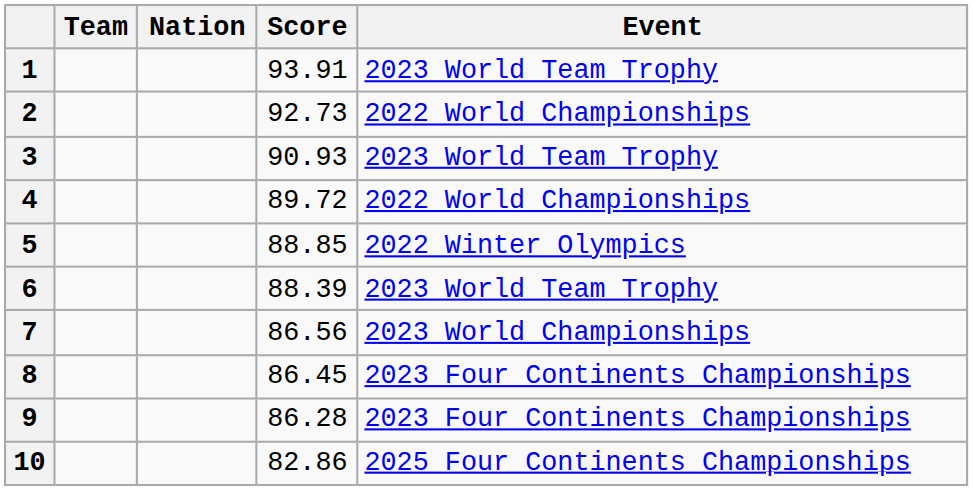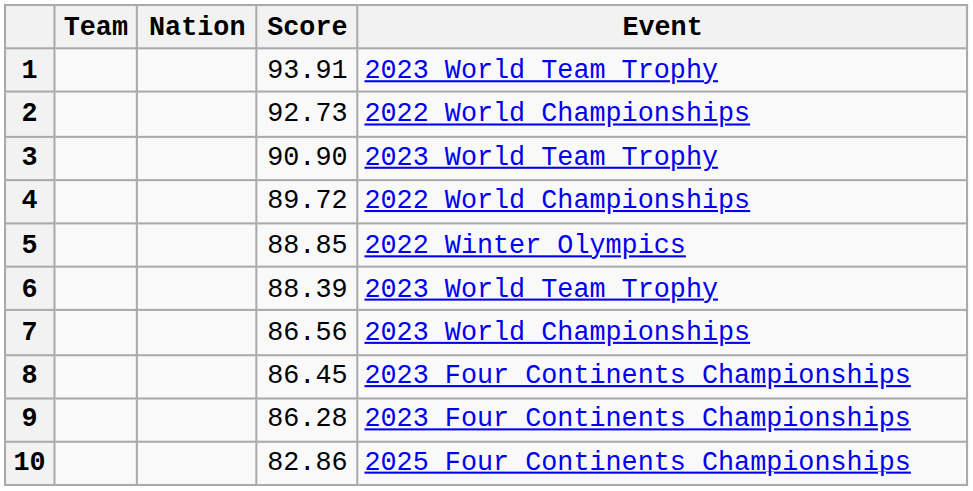(307, 158) 90.93 -> (307, 158) 90.90
